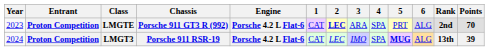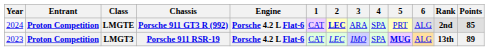(15, 24) 2023 -> (15, 24) 2024
(471, 24) 70 -> (471, 24) 85
(15, 38) 2024 -> (15, 38) 2023
(471, 38) 39 -> (471, 38) 89
